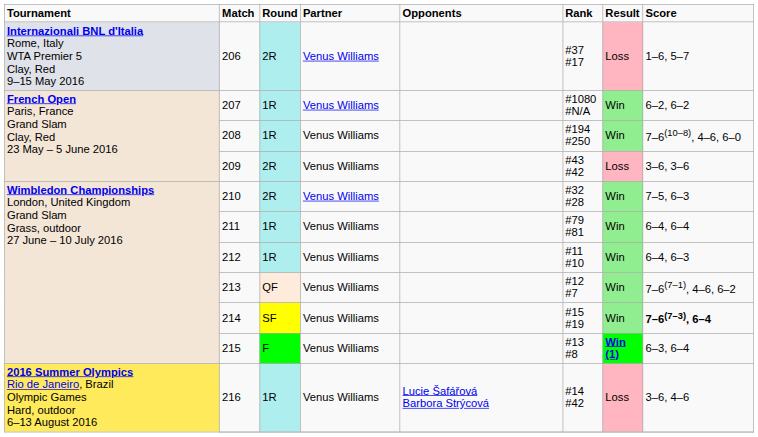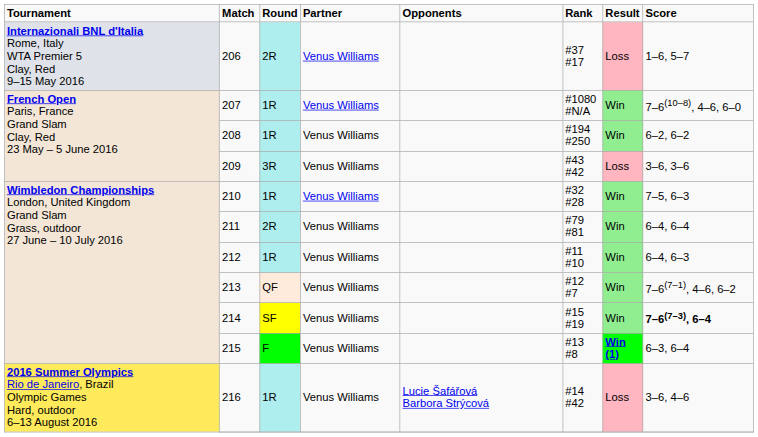(667, 105) 6–2, 6–2 -> (693, 105) 7–6(10–8), 4–6, 6–0
(693, 135) 7–6(10–8), 4–6, 6–0 -> (667, 135) 6–2, 6–2
(269, 166) 2R -> (269, 166) 3R
(269, 196) 2R -> (269, 196) 1R
(269, 227) 1R -> (269, 227) 2R
